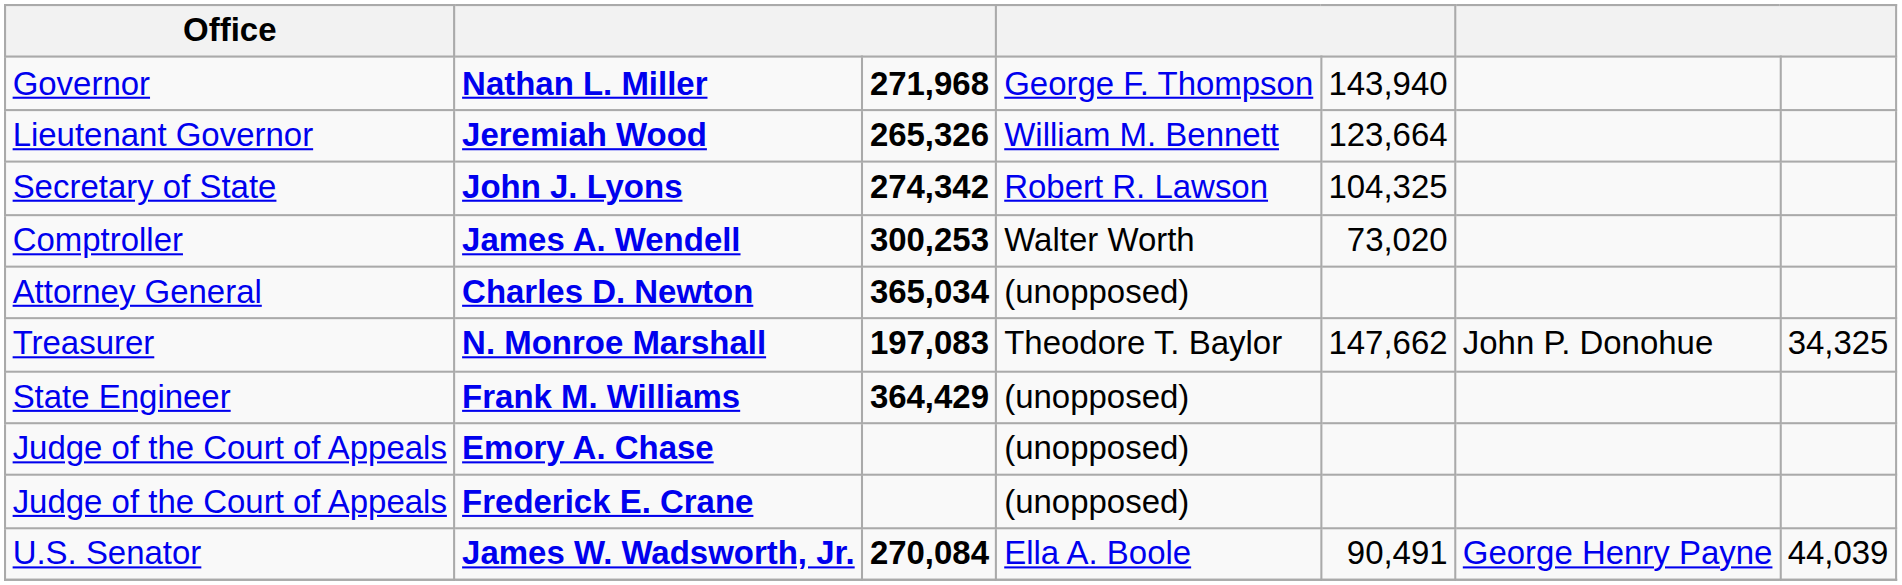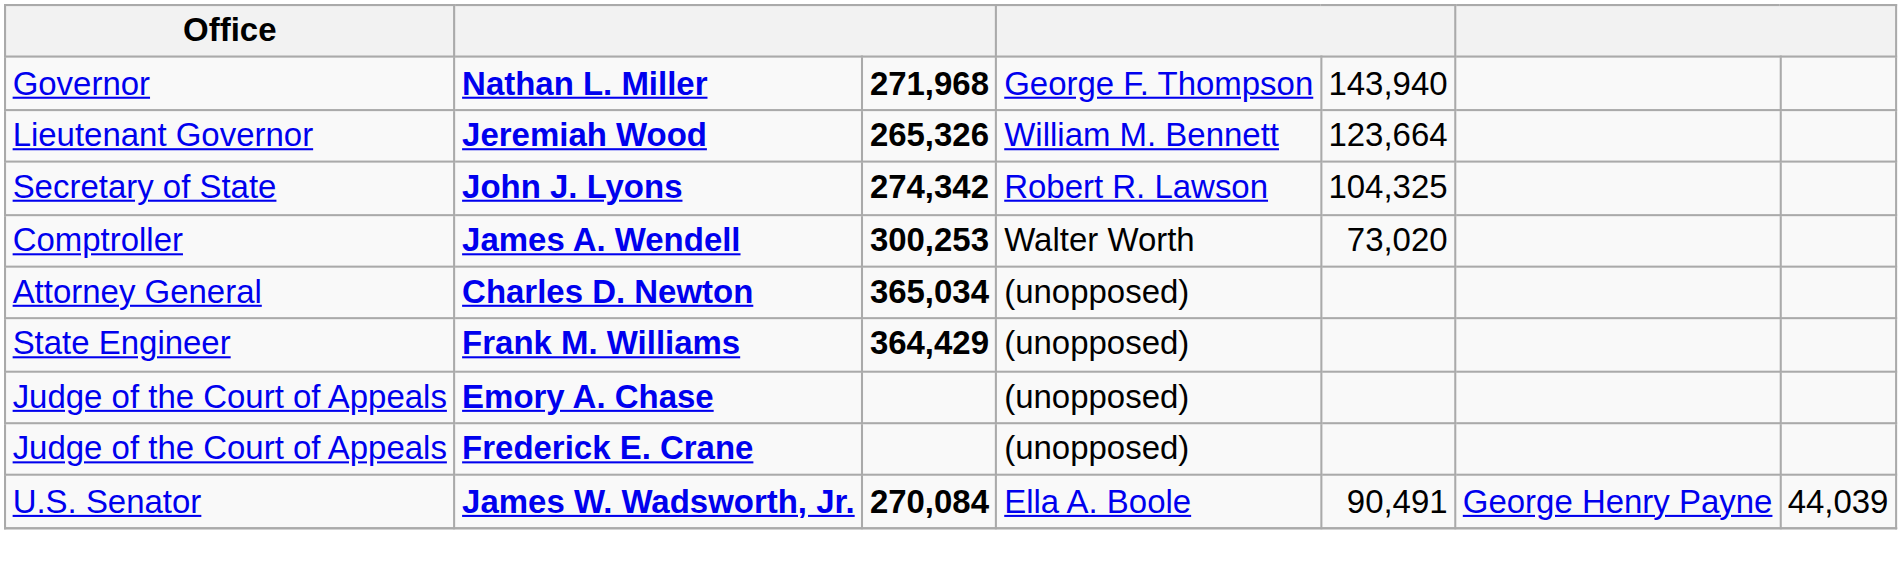- row: (614, 344)
